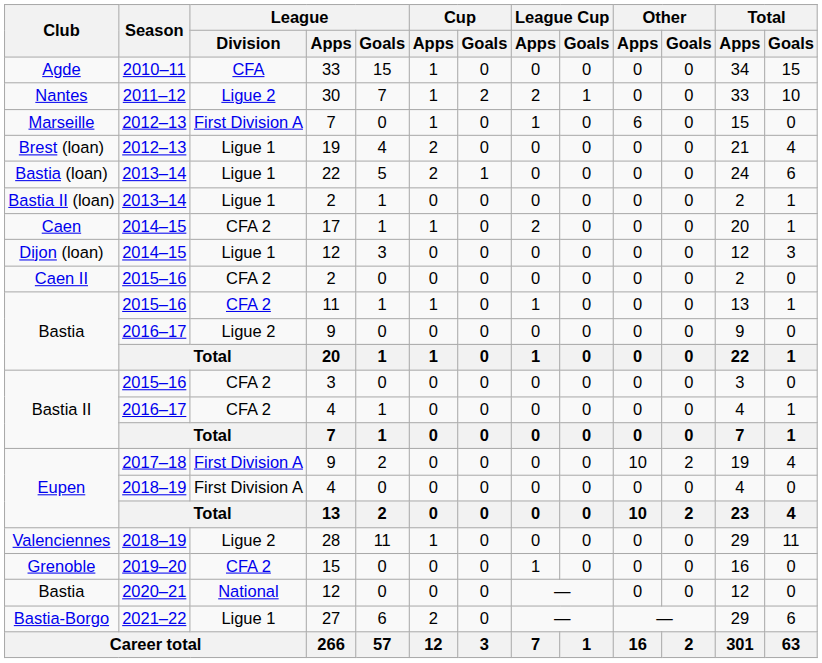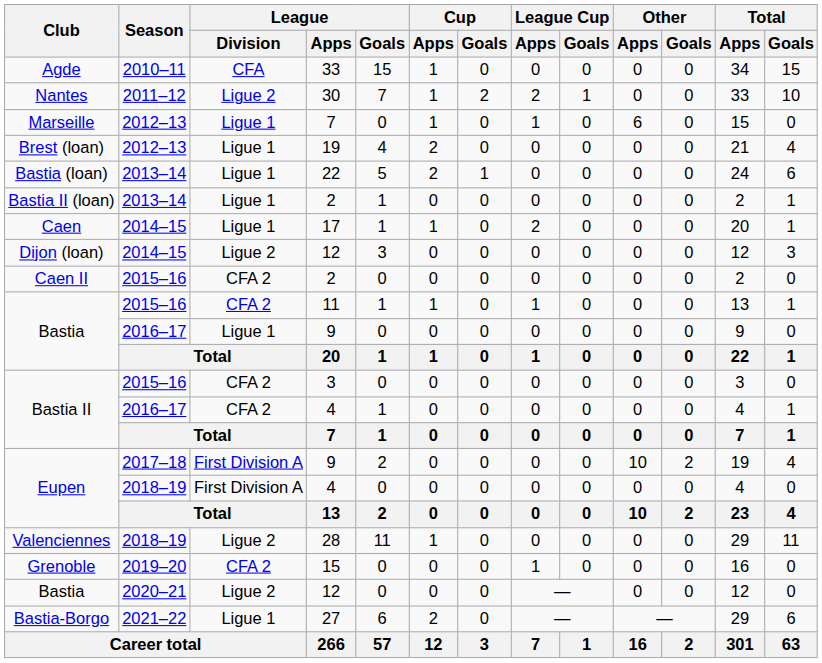(248, 122) First Division A -> (248, 122) Ligue 1
(248, 226) CFA 2 -> (248, 226) Ligue 1
(248, 252) Ligue 1 -> (248, 252) Ligue 2
(248, 331) Ligue 2 -> (248, 331) Ligue 1
(248, 592) National -> (248, 592) Ligue 2
